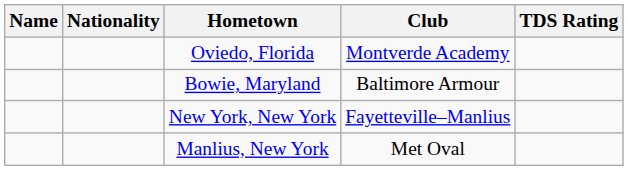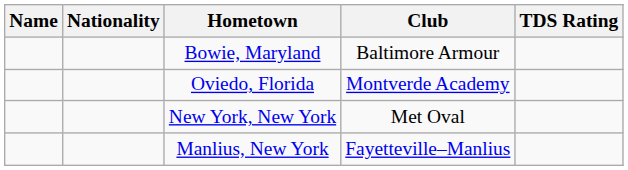rows swapped: (252, 52) <-> (253, 85)
(428, 117) Fayetteville–Manlius -> (428, 117) Met Oval
(428, 149) Met Oval -> (428, 149) Fayetteville–Manlius
